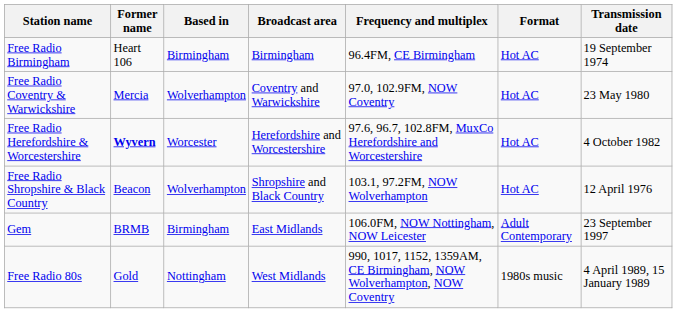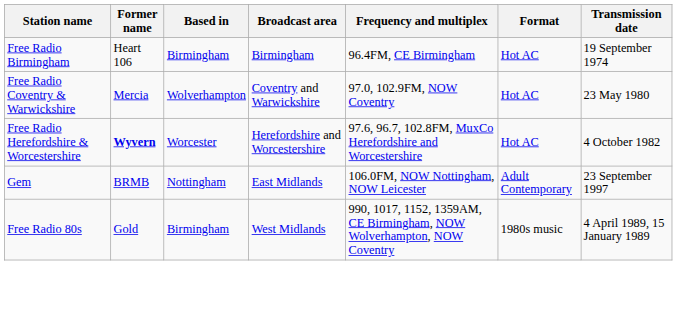- row: (56, 189)
(198, 229) Birmingham -> (196, 182) Nottingham
(196, 277) Nottingham -> (198, 229) Birmingham
